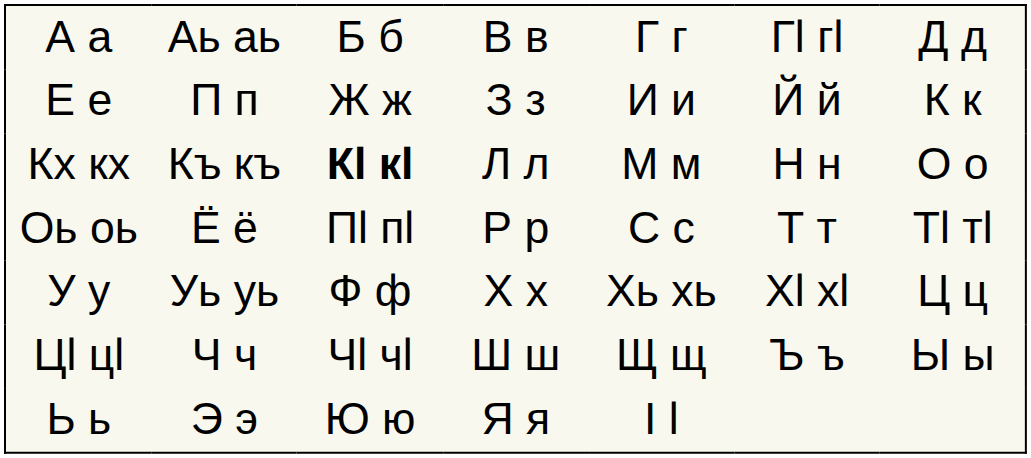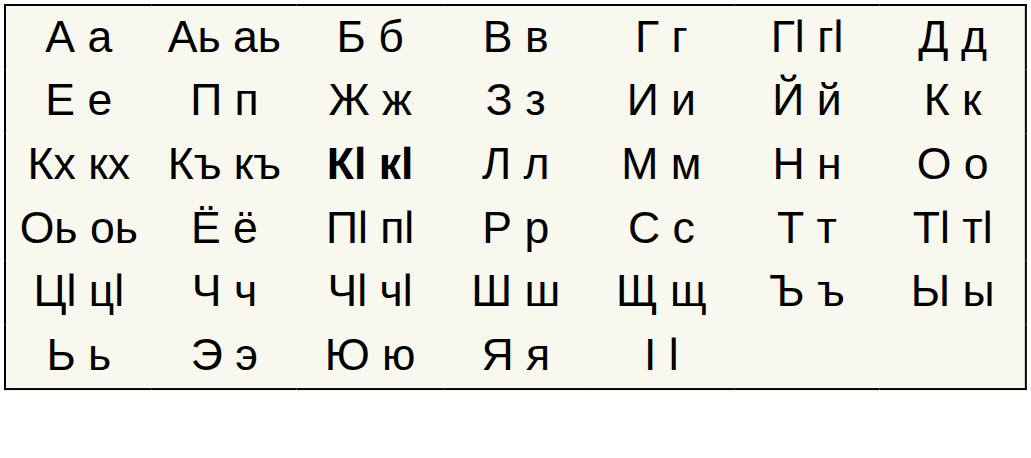- row: (79, 292)
